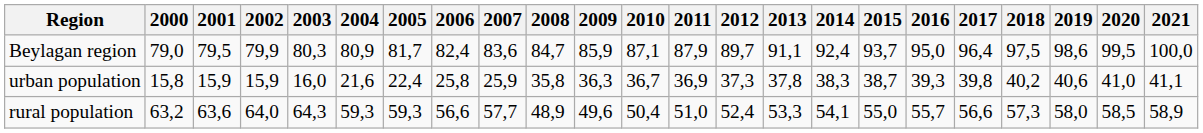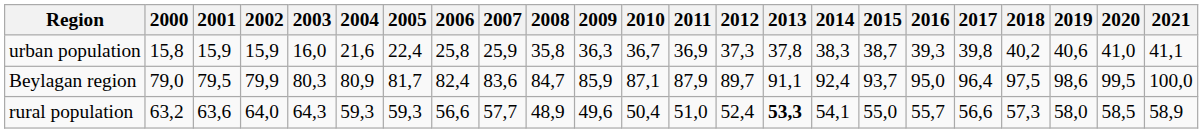rows swapped: (73, 50) <-> (75, 81)
(785, 111) normal -> (785, 111) bold
